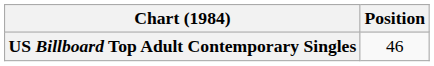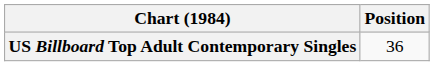(395, 46) 46 -> (395, 46) 36
